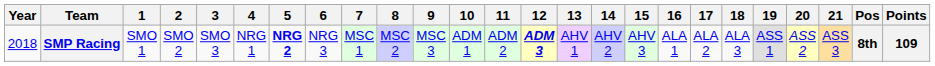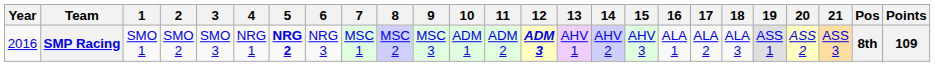(22, 43) 2018 -> (22, 43) 2016
